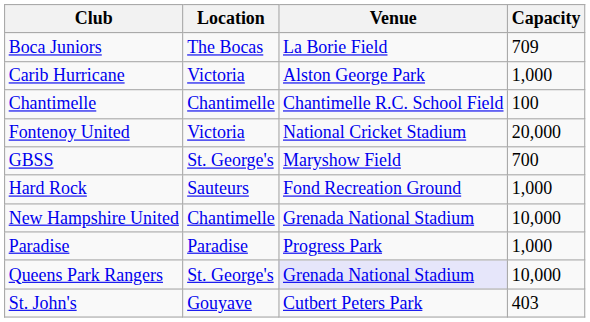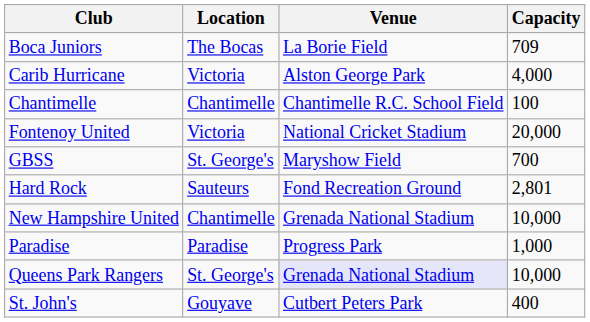(532, 75) 1,000 -> (532, 75) 4,000
(532, 189) 1,000 -> (532, 189) 2,801
(525, 302) 403 -> (525, 302) 400
